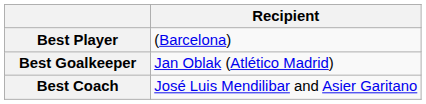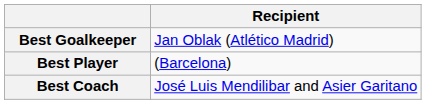rows swapped: (78, 39) <-> (78, 63)
